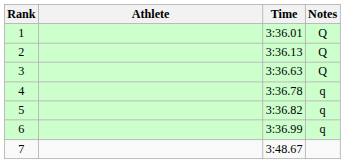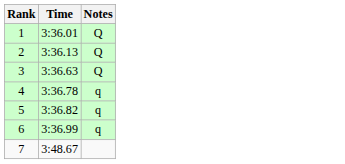- column: (151, 14)
